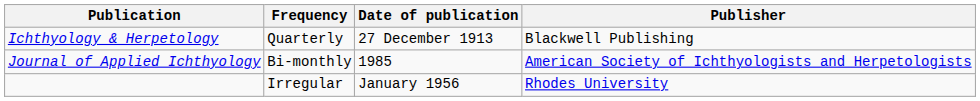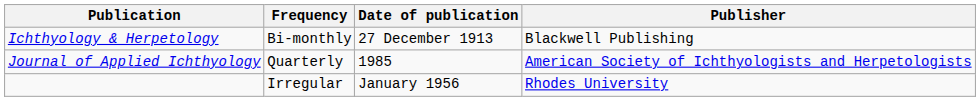(305, 39) Quarterly -> (309, 39) Bi-monthly
(309, 62) Bi-monthly -> (305, 62) Quarterly
